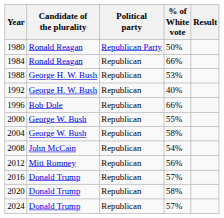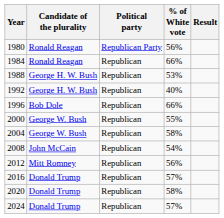(174, 46) 50% -> (174, 46) 56%
